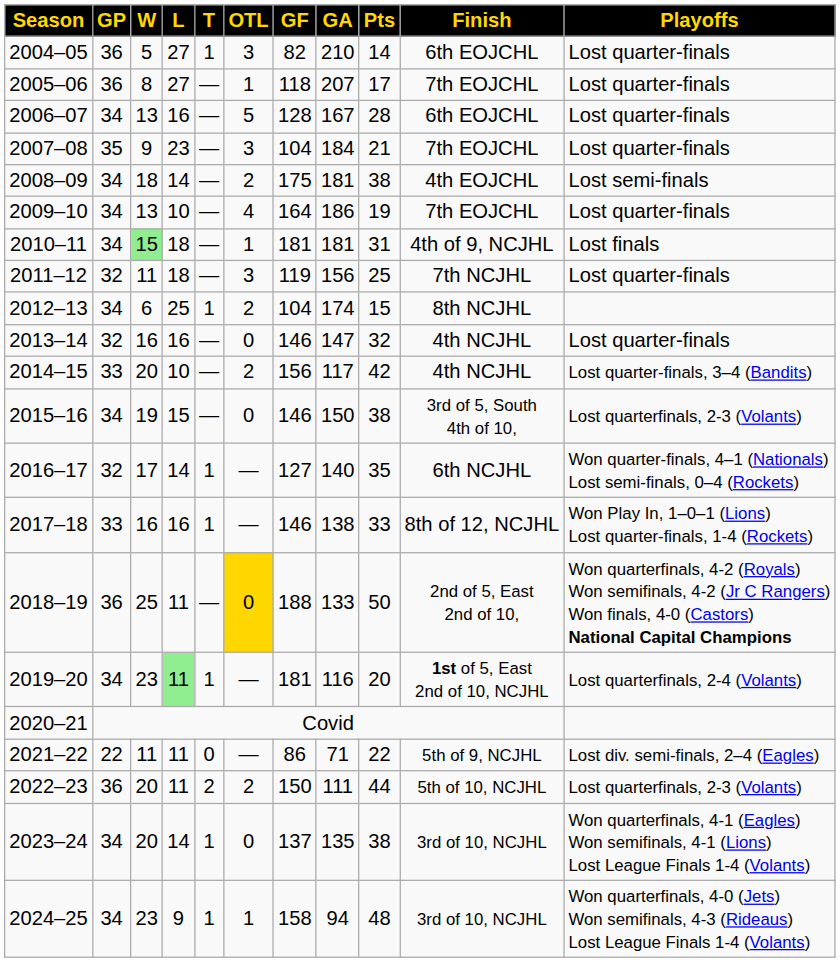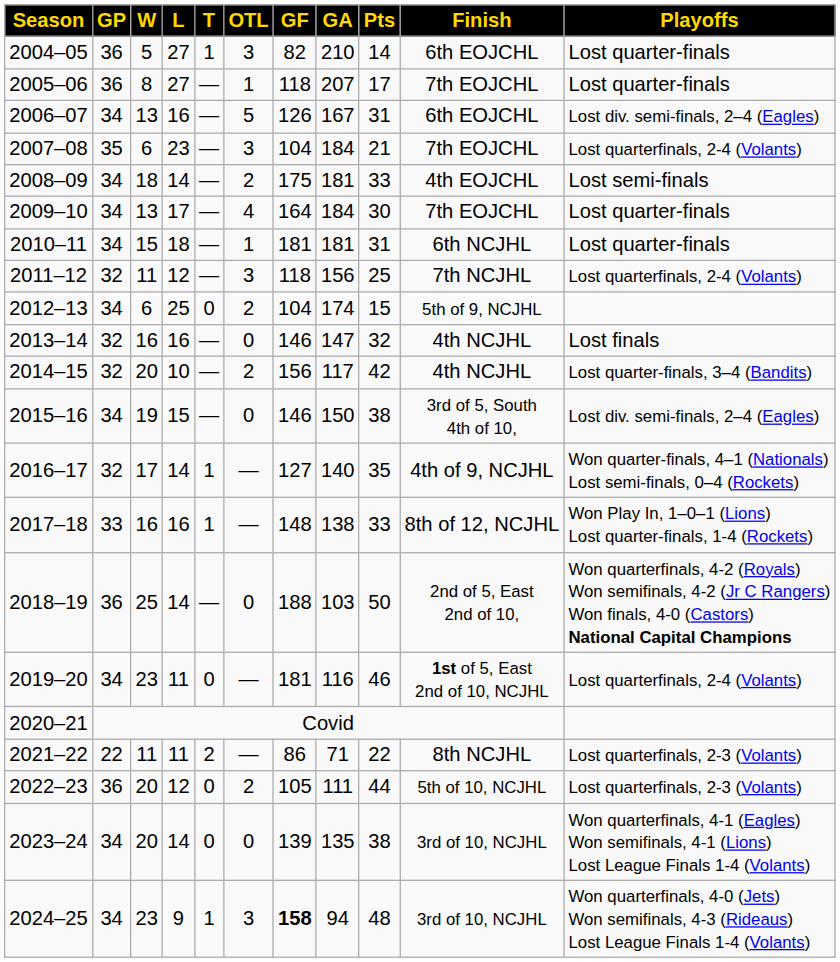(295, 116) 128 -> (295, 116) 126
(380, 116) 28 -> (380, 116) 31
(649, 116) Lost quarter-finals -> (694, 117) Lost div. semi-finals, 2–4 (Eagles)
(147, 148) 9 -> (147, 148) 6
(649, 148) Lost quarter-finals -> (685, 149) Lost quarterfinals, 2-4 (Volants)
(380, 180) 38 -> (380, 180) 33
(178, 212) 10 -> (178, 212) 17
(338, 212) 186 -> (338, 212) 184
(380, 212) 19 -> (380, 212) 30
(147, 244) lightgreen background -> (147, 244) no background
(482, 244) 4th of 9, NCJHL -> (482, 244) 6th NCJHL
(614, 244) Lost finals -> (649, 244) Lost quarter-finals
(178, 276) 18 -> (178, 276) 12
(295, 276) 119 -> (295, 276) 118
(649, 276) Lost quarter-finals -> (685, 277) Lost quarterfinals, 2-4 (Volants)
(209, 308) 1 -> (209, 308) 0
(482, 308) 8th NCJHL -> (482, 309) 5th of 9, NCJHL
(649, 340) Lost quarter-finals -> (614, 340) Lost finals
(112, 372) 33 -> (112, 372) 32
(685, 416) Lost quarterfinals, 2-3 (Volants) -> (694, 416) Lost div. semi-finals, 2–4 (Eagles)
(482, 470) 6th NCJHL -> (482, 470) 4th of 9, NCJHL
(295, 524) 146 -> (295, 524) 148
(178, 602) 11 -> (178, 602) 14
(249, 602) gold background -> (249, 602) no background
(338, 602) 133 -> (338, 602) 103
(178, 679) lightgreen background -> (178, 679) no background
(209, 679) 1 -> (209, 679) 0
(380, 679) 20 -> (380, 679) 46
(209, 754) 0 -> (209, 754) 2
(482, 756) 5th of 9, NCJHL -> (482, 754) 8th NCJHL
(694, 756) Lost div. semi-finals, 2–4 (Eagles) -> (685, 756) Lost quarterfinals, 2-3 (Volants)
(178, 786) 11 -> (178, 786) 12
(209, 786) 2 -> (209, 786) 0
(295, 786) 150 -> (295, 786) 105
(209, 841) 1 -> (209, 841) 0
(295, 841) 137 -> (295, 841) 139
(249, 918) 1 -> (249, 918) 3
(295, 918) normal -> (295, 918) bold
